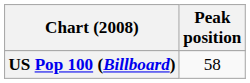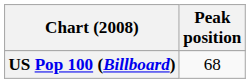(212, 64) 58 -> (212, 64) 68
